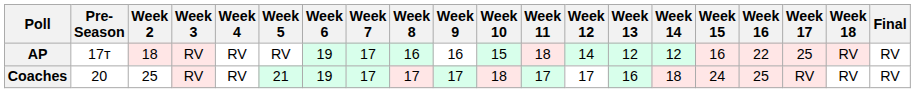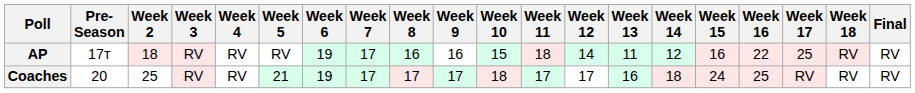(630, 55) 12 -> (630, 55) 11
